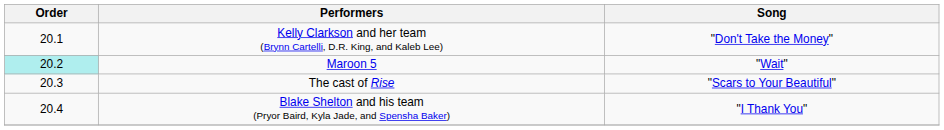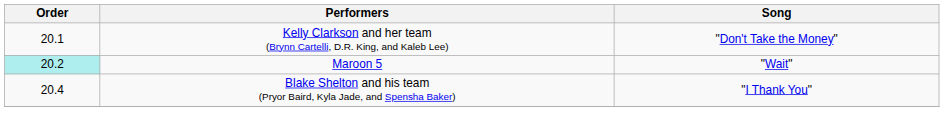- row: (352, 83)
